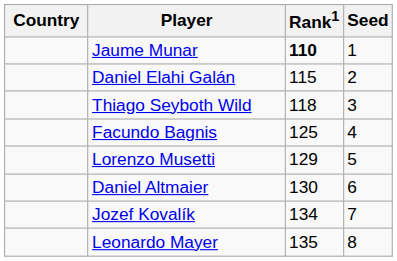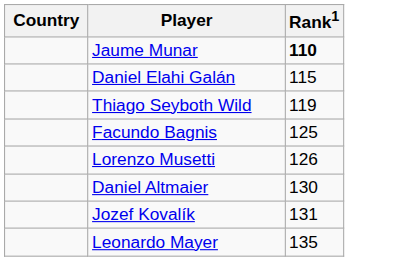- column: (368, 20)
(303, 105) 118 -> (303, 105) 119
(303, 159) 129 -> (303, 159) 126
(303, 214) 134 -> (303, 214) 131
